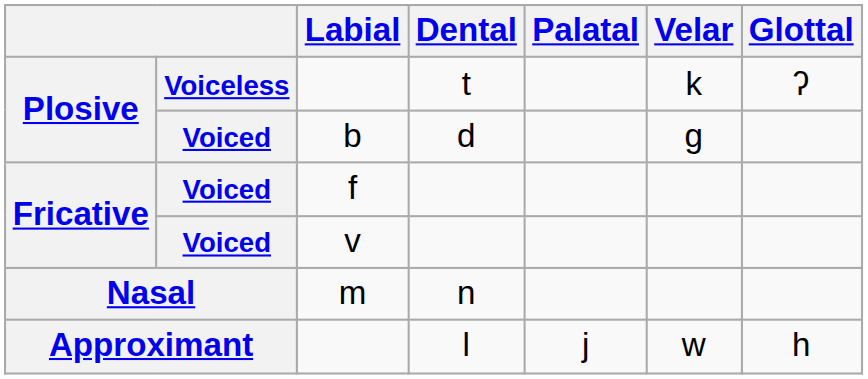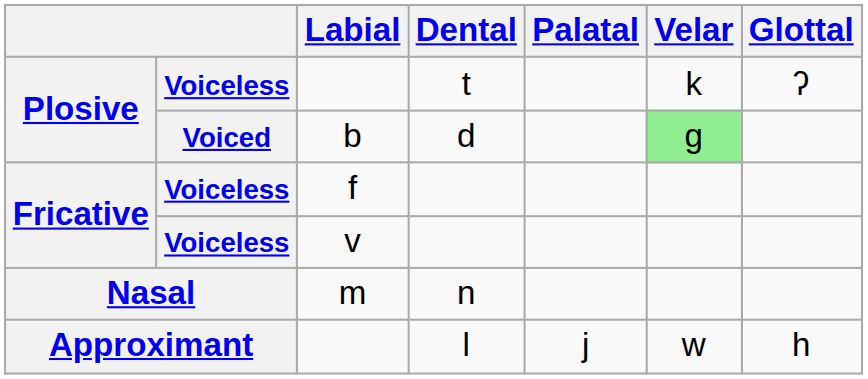(694, 135) no background -> (694, 135) lightgreen background
(227, 190) Voiced -> (227, 190) Voiceless
(227, 242) Voiced -> (227, 242) Voiceless
